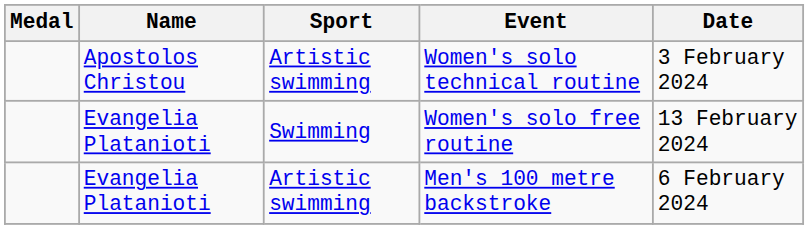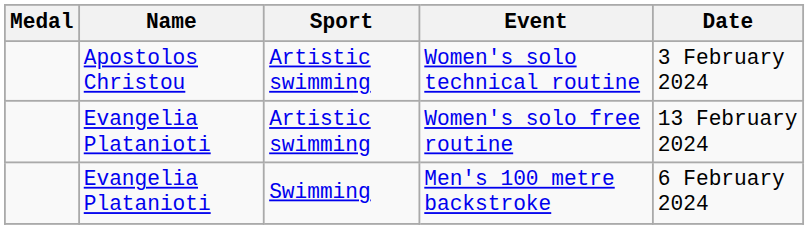(320, 132) Swimming -> (320, 132) Artistic swimming
(320, 192) Artistic swimming -> (320, 192) Swimming
